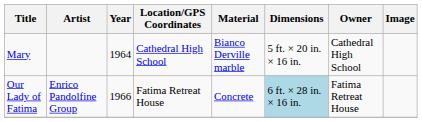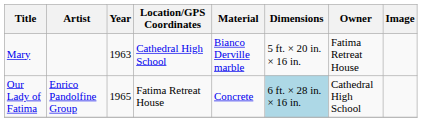(120, 54) 1964 -> (120, 54) 1963
(352, 54) Cathedral High School -> (347, 54) Fatima Retreat House
(120, 96) 1966 -> (120, 96) 1965
(347, 96) Fatima Retreat House -> (352, 96) Cathedral High School
